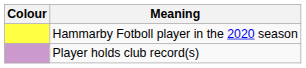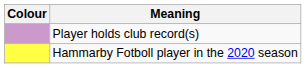rows swapped: (175, 33) <-> (126, 53)
